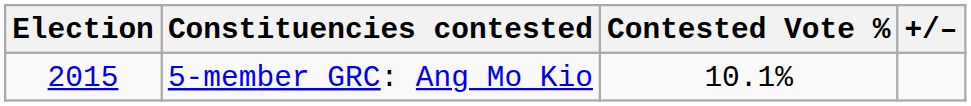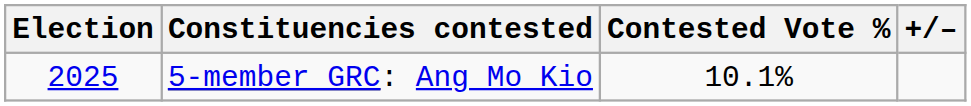(83, 77) 2015 -> (83, 77) 2025
